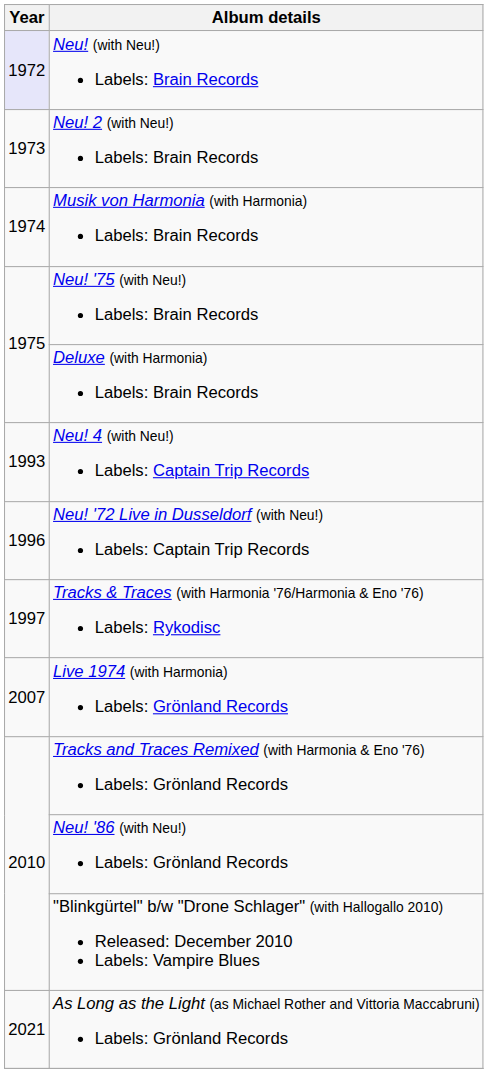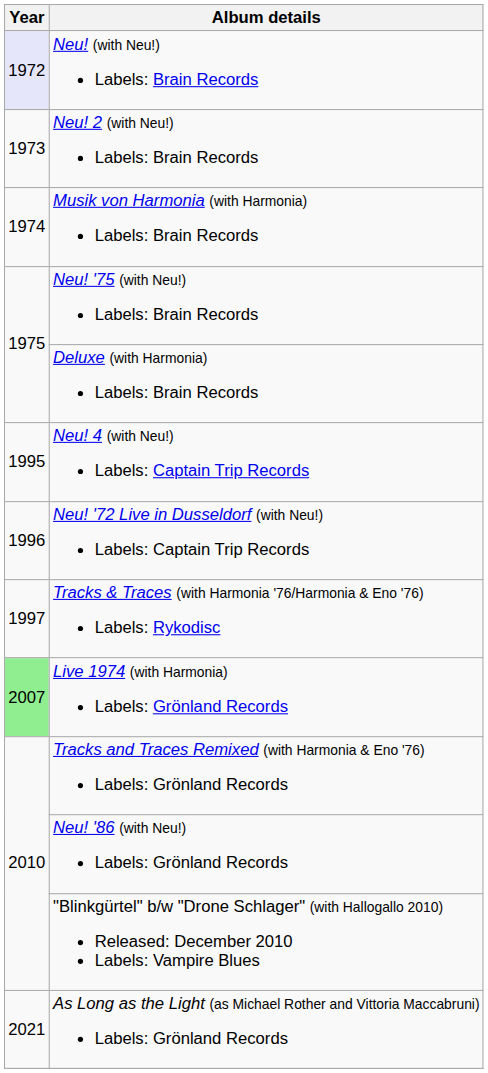(27, 462) 1993 -> (27, 462) 1995
(27, 697) no background -> (27, 697) lightgreen background
